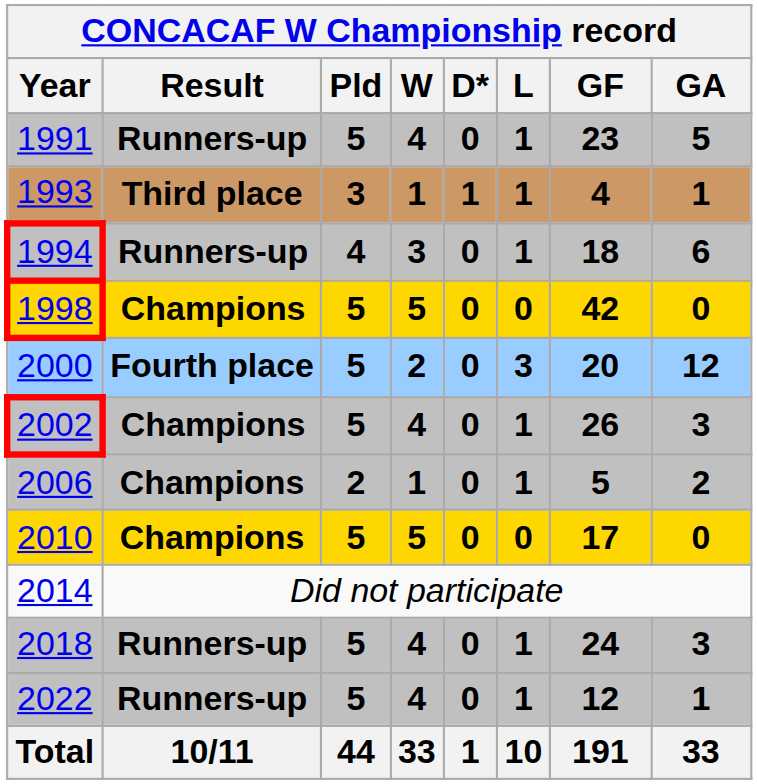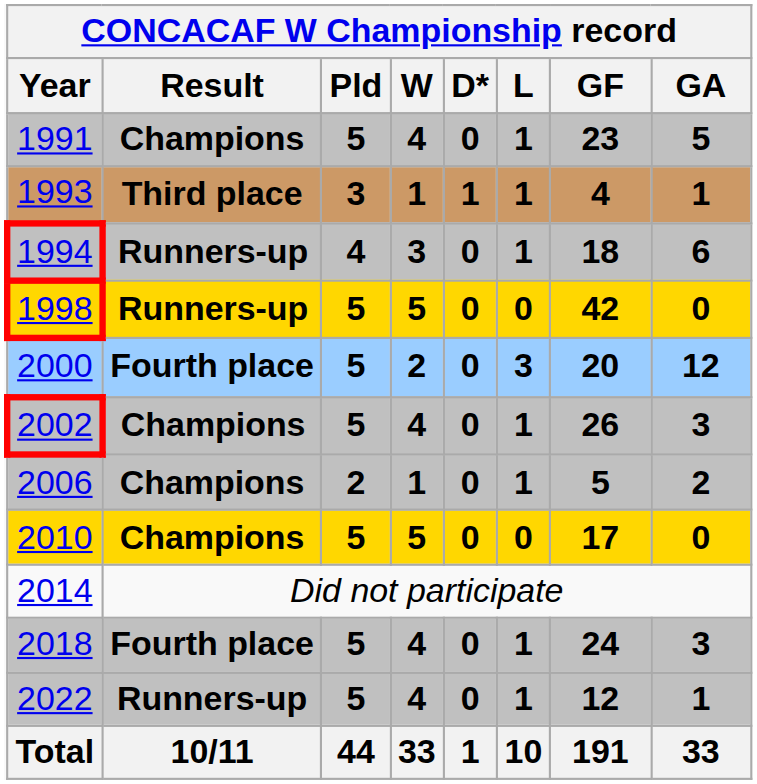(212, 138) Runners-up -> (212, 138) Champions
(213, 308) Champions -> (213, 308) Runners-up
(212, 644) Runners-up -> (212, 644) Fourth place
